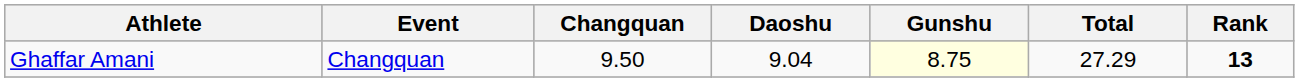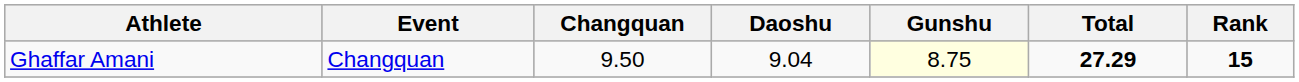(1108, 59) normal -> (1108, 59) bold
(1240, 59) 13 -> (1240, 59) 15
